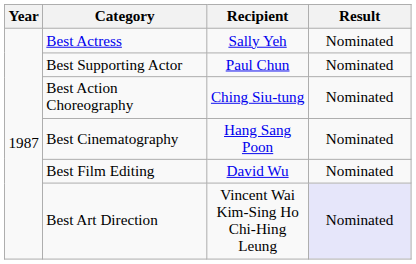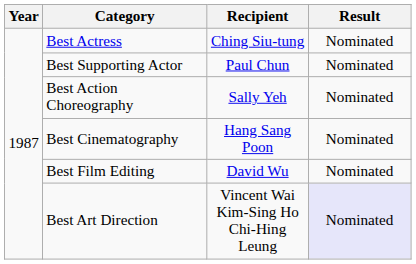(258, 40) Sally Yeh -> (258, 40) Ching Siu-tung
(258, 97) Ching Siu-tung -> (258, 97) Sally Yeh
